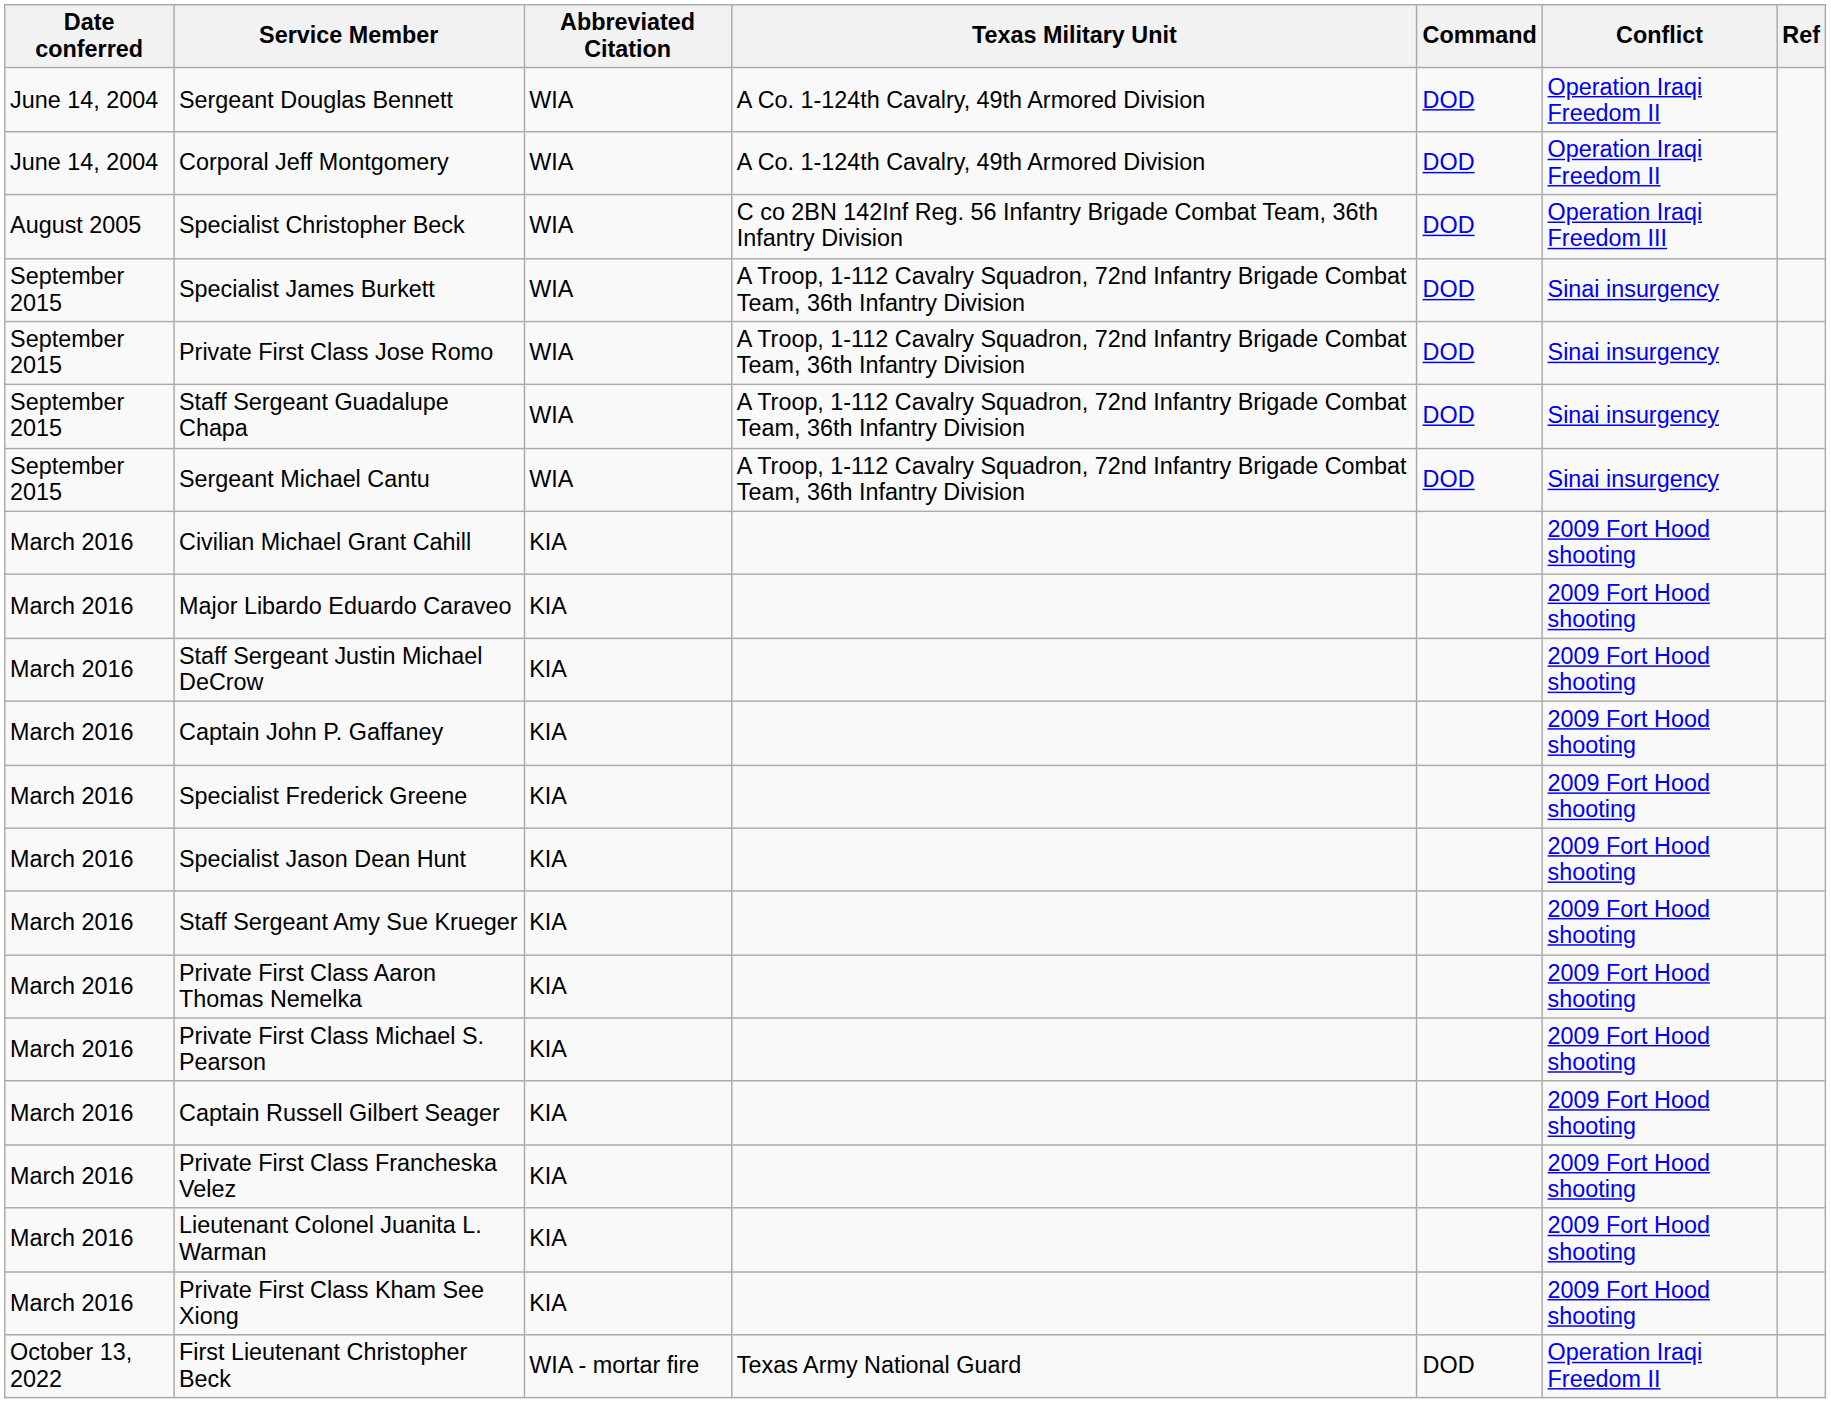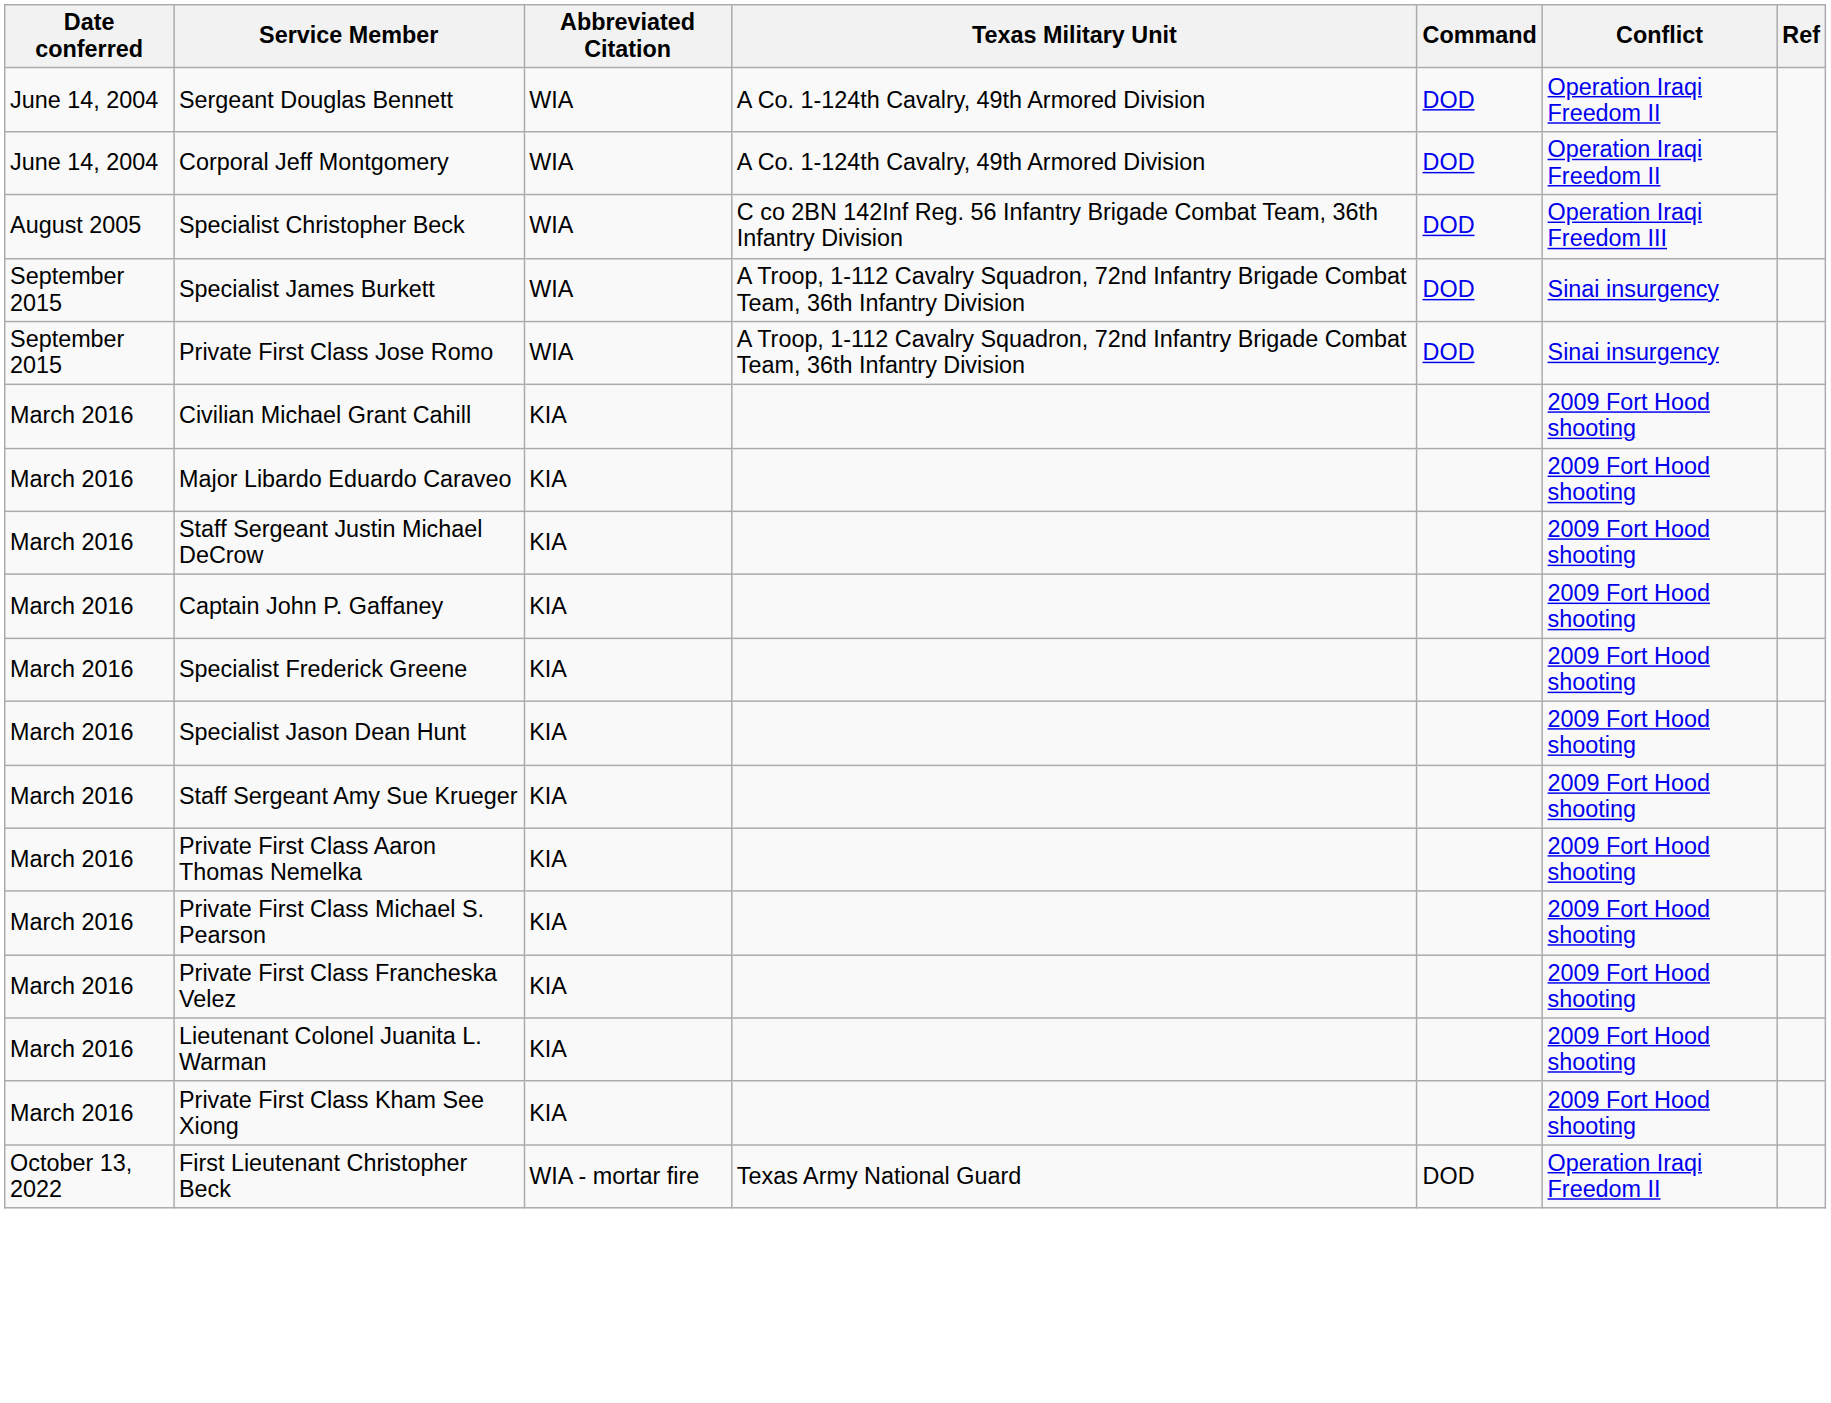- row: (314, 416)
- row: (304, 479)
- row: (339, 1112)
